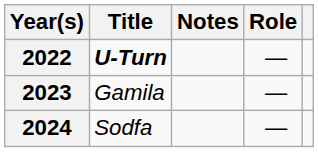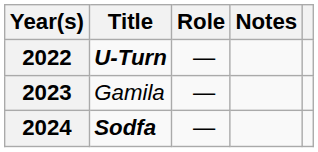columns swapped: (273, 22) <-> (208, 22)
(123, 127) normal -> (125, 127) bold
